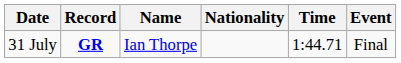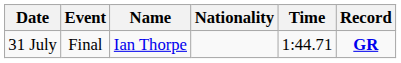columns swapped: (371, 17) <-> (90, 17)
